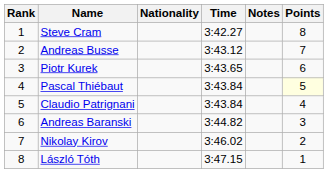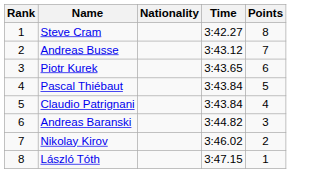- column: (264, 13)
(303, 86) lightyellow background -> (265, 86) no background
